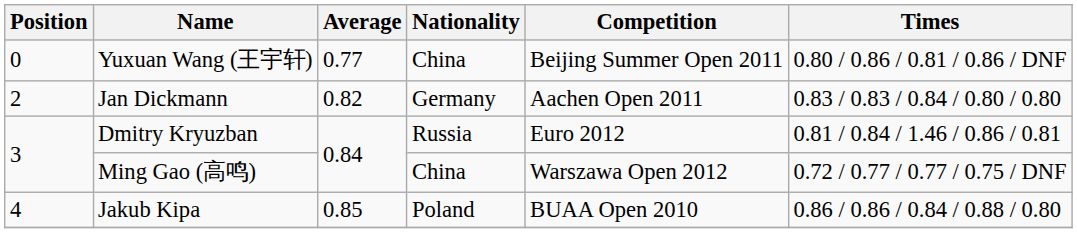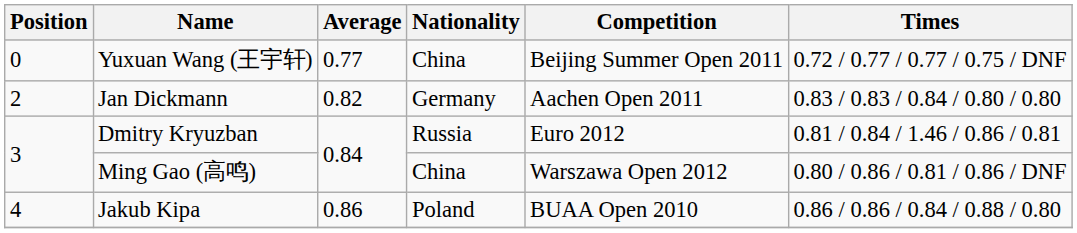(930, 60) 0.80 / 0.86 / 0.81 / 0.86 / DNF -> (930, 60) 0.72 / 0.77 / 0.77 / 0.75 / DNF
(930, 171) 0.72 / 0.77 / 0.77 / 0.75 / DNF -> (930, 171) 0.80 / 0.86 / 0.81 / 0.86 / DNF
(343, 209) 0.85 -> (343, 209) 0.86
